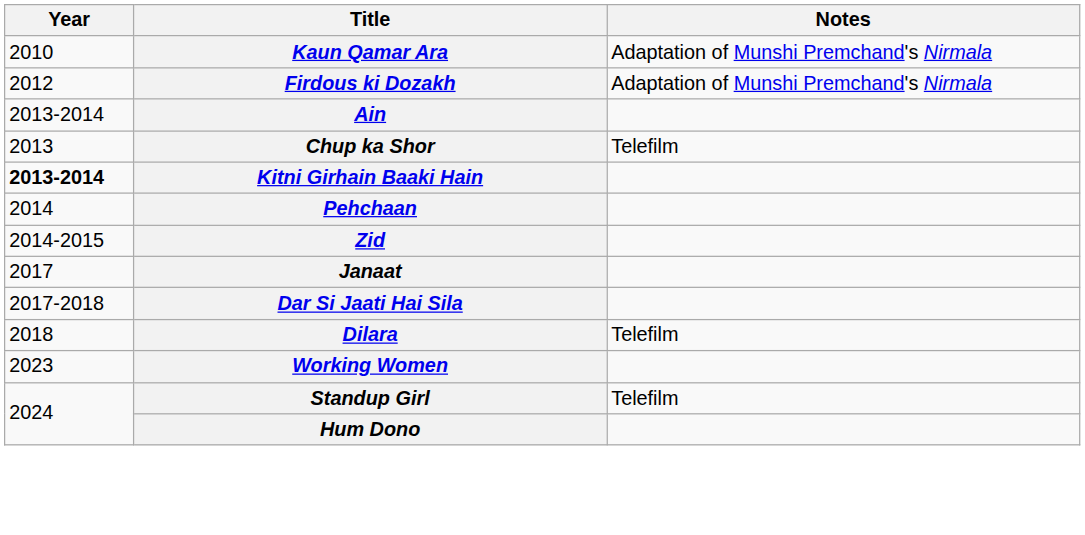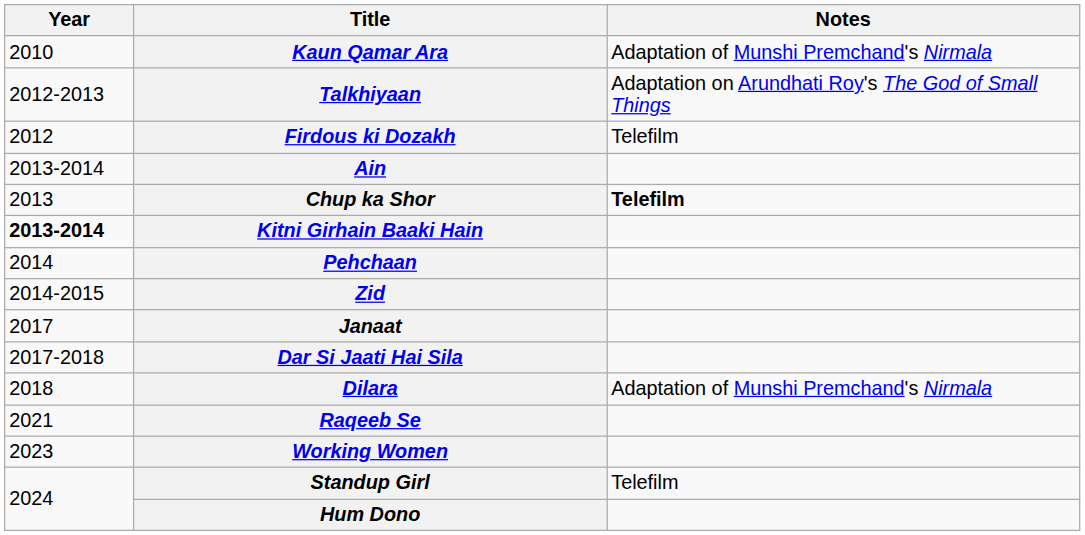+ row: (370, 94)
(802, 83) Adaptation of Munshi Premchand's Nirmala -> (645, 136) Telefilm
(645, 146) normal -> (648, 199) bold
(645, 334) Telefilm -> (802, 388) Adaptation of Munshi Premchand's Nirmala
+ row: (370, 420)
